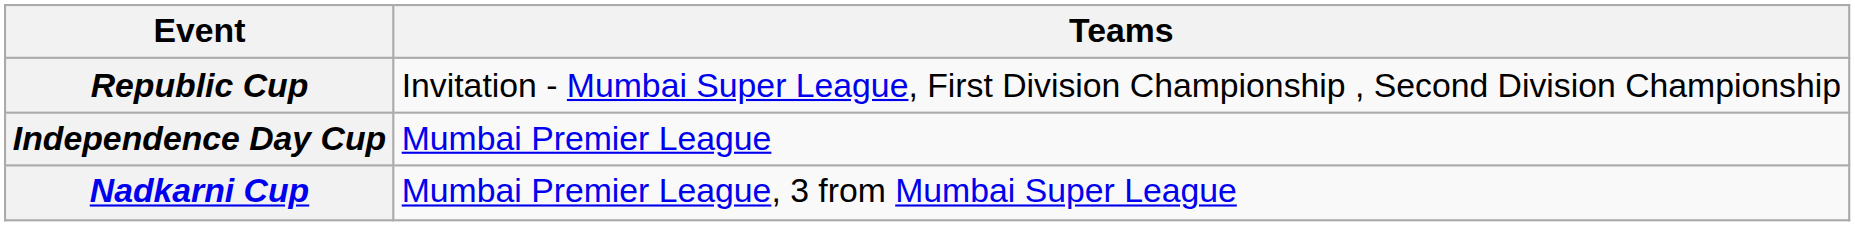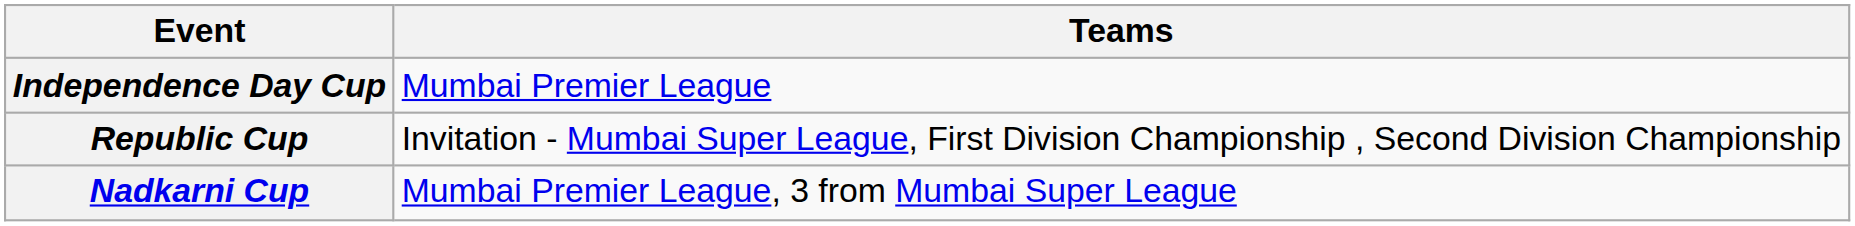rows swapped: (199, 84) <-> (199, 138)
